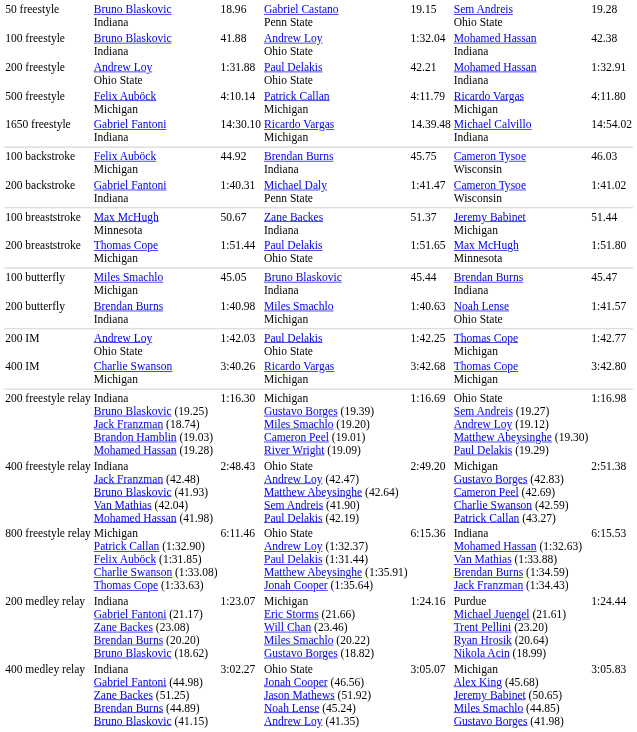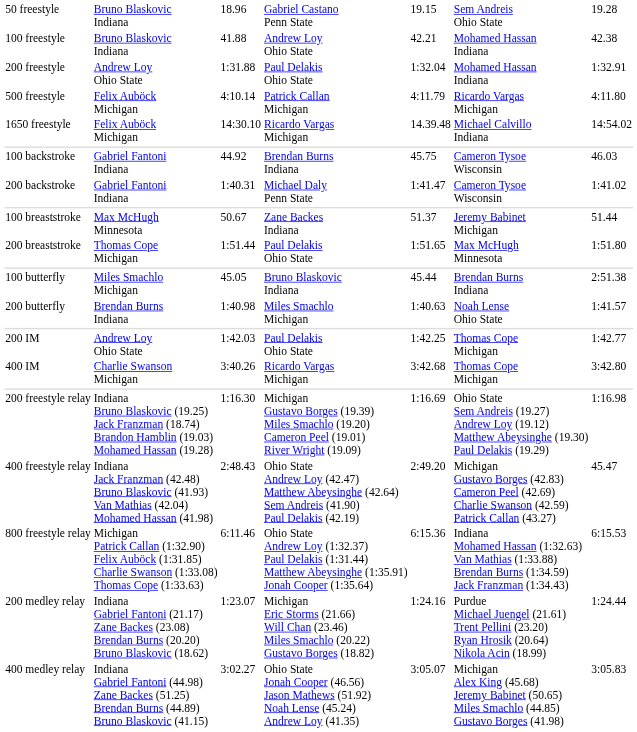(428, 38) 1:32.04 -> (424, 38) 42.21
(424, 67) 42.21 -> (428, 67) 1:32.04
(130, 131) Gabriel Fantoni Indiana -> (125, 131) Felix Auböck Michigan
(125, 163) Felix Auböck Michigan -> (130, 163) Gabriel Fantoni Indiana
(604, 277) 45.47 -> (609, 277) 2:51.38
(609, 466) 2:51.38 -> (604, 466) 45.47
